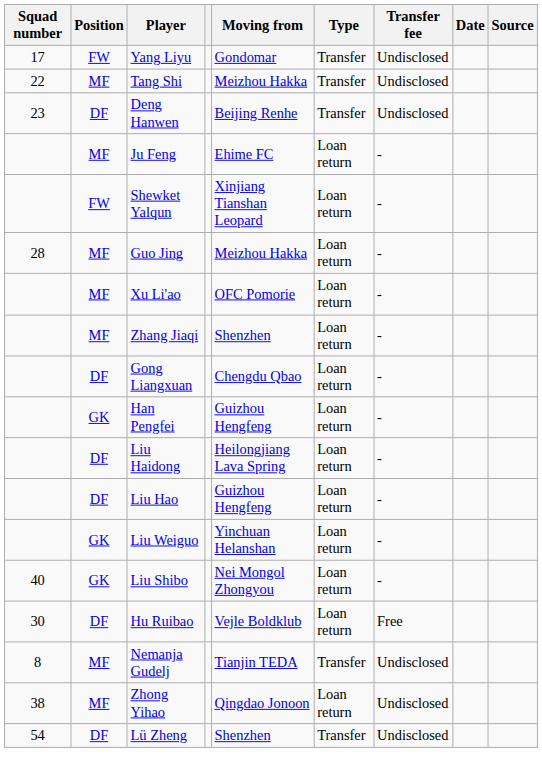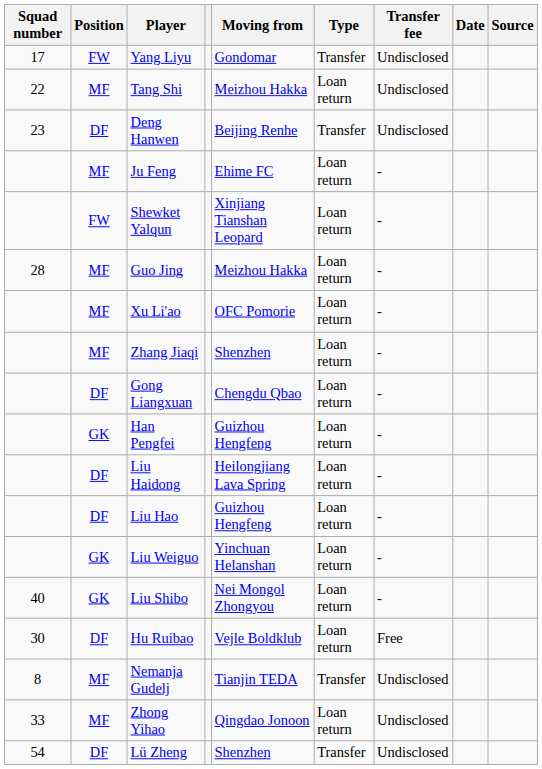(341, 81) Transfer -> (334, 89) Loan return
(38, 703) 38 -> (38, 720) 33
